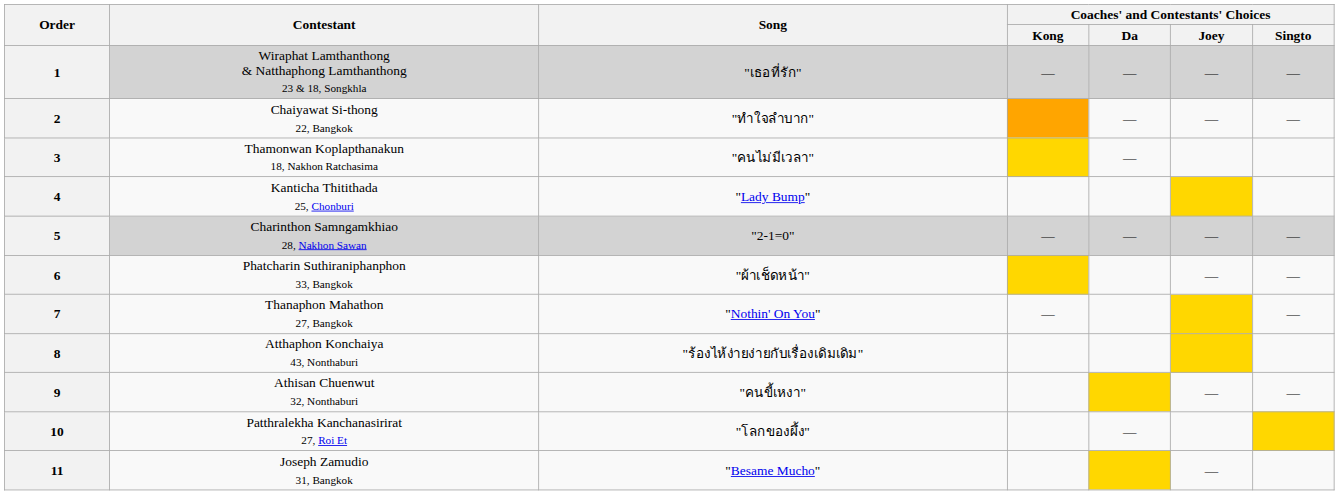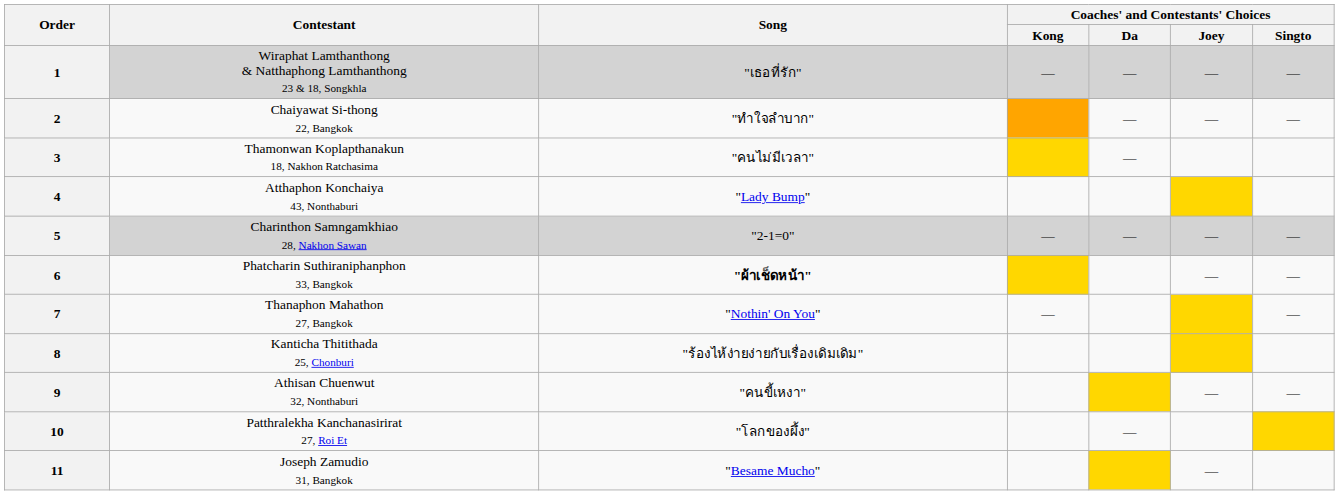(324, 196) Kanticha Thitithada 25, Chonburi -> (324, 196) Atthaphon Konchaiya 43, Nonthaburi
(773, 275) normal -> (773, 275) bold
(324, 353) Atthaphon Konchaiya 43, Nonthaburi -> (324, 353) Kanticha Thitithada 25, Chonburi
